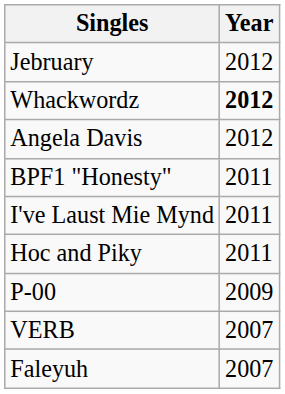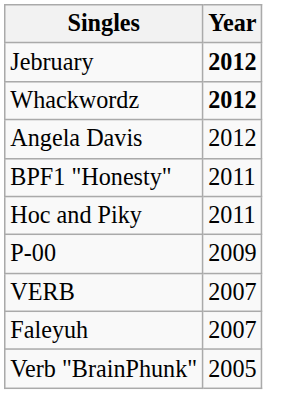(249, 61) normal -> (232, 61) bold
- row: (112, 215)
+ row: (104, 368)
